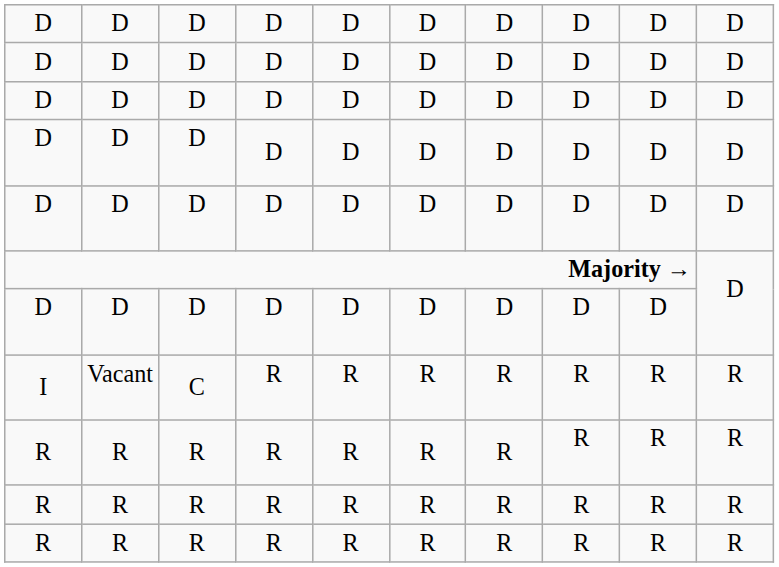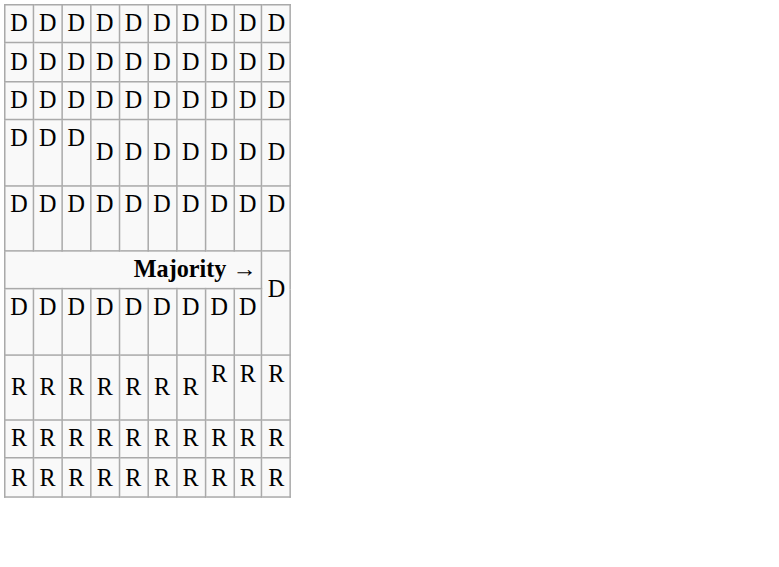- row: (43, 387)
